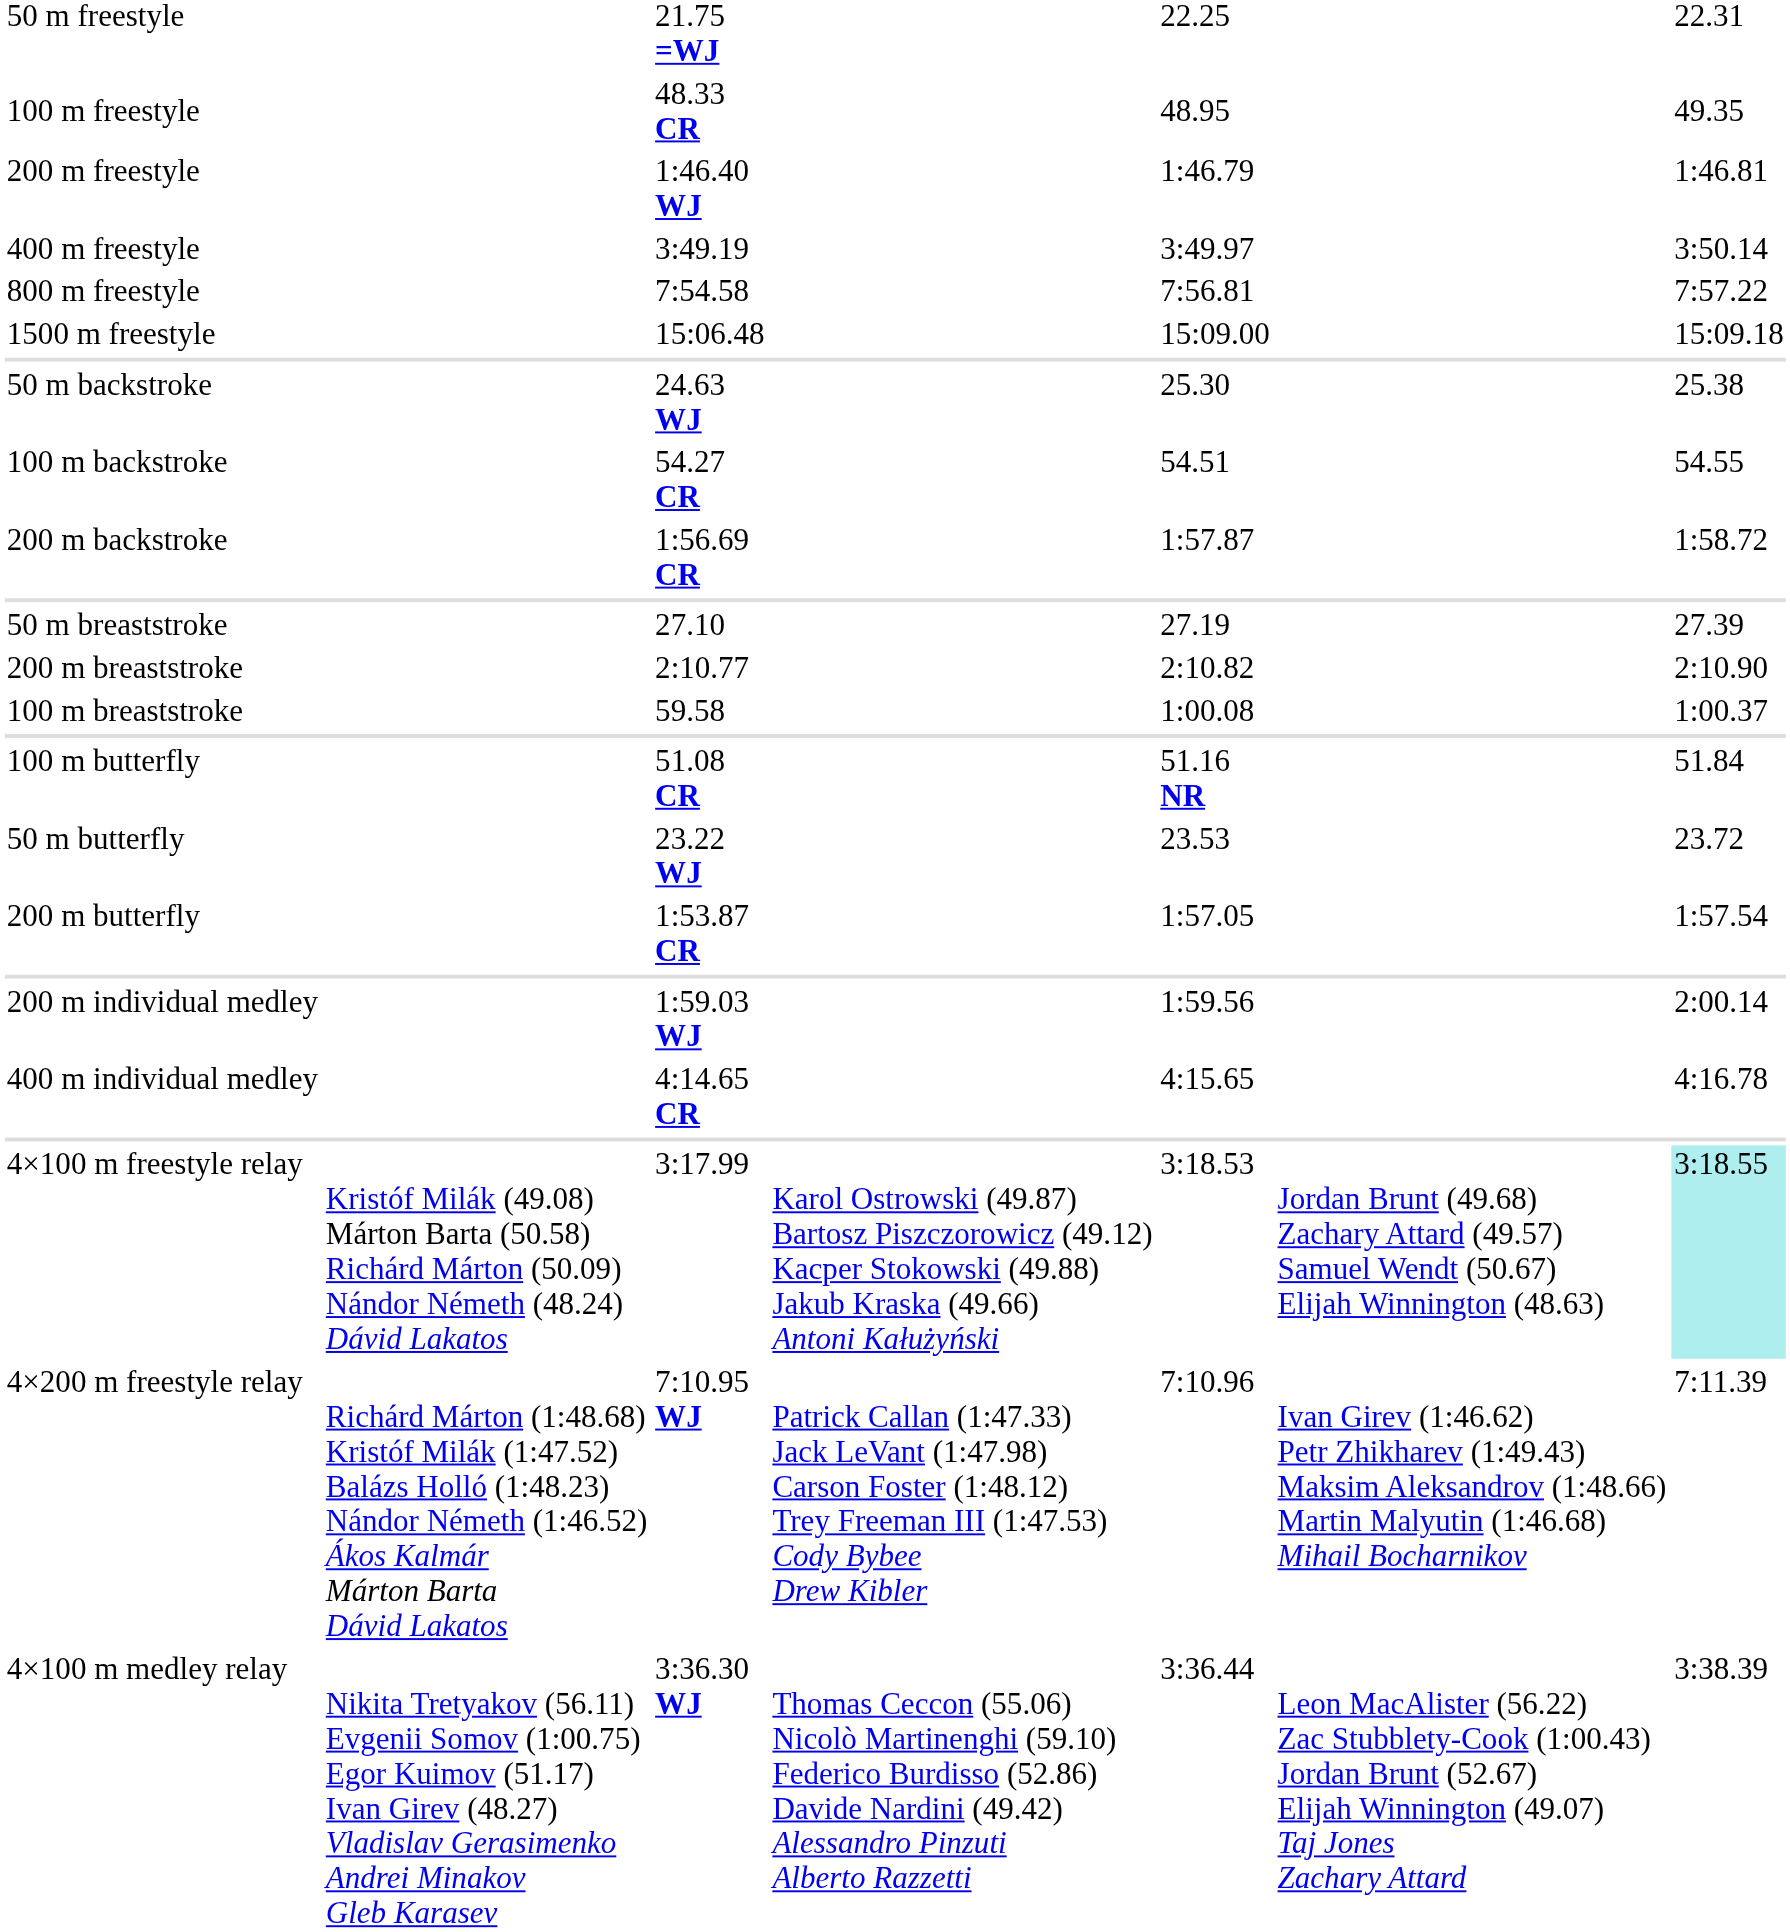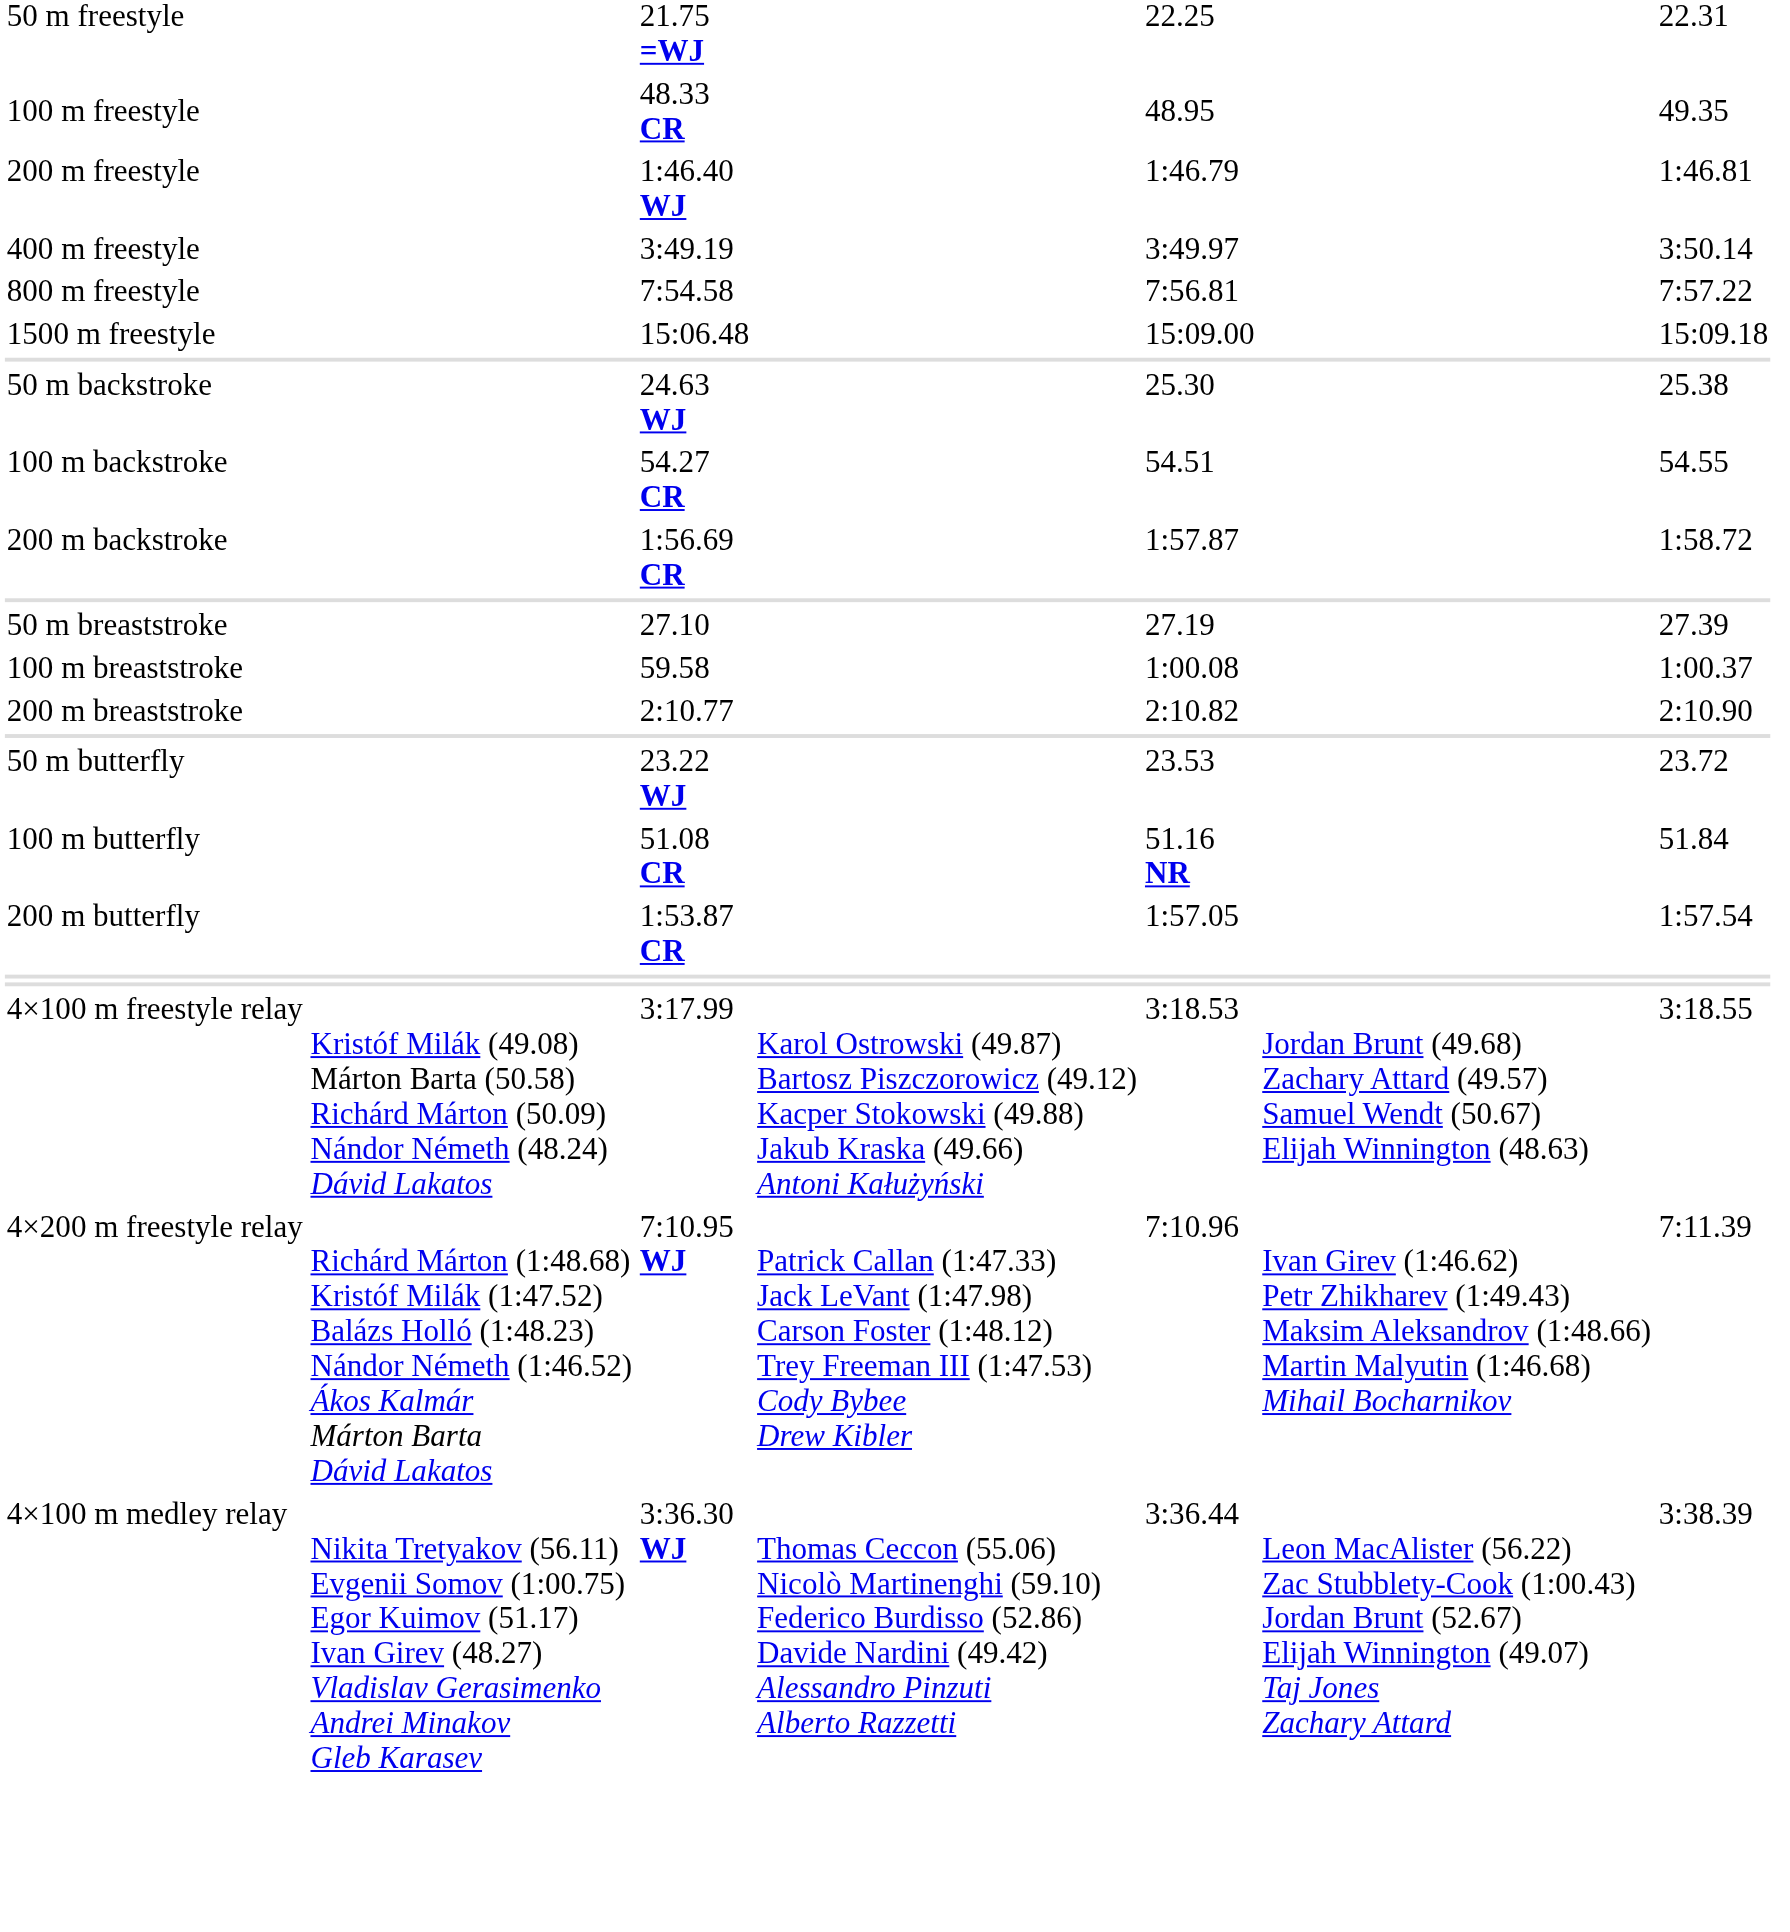rows swapped: (125, 710) <-> (125, 667)
rows swapped: (96, 838) <-> (103, 760)
- row: (162, 1001)
- row: (162, 1078)
(1721, 1164) paleturquoise background -> (1706, 1009) no background
